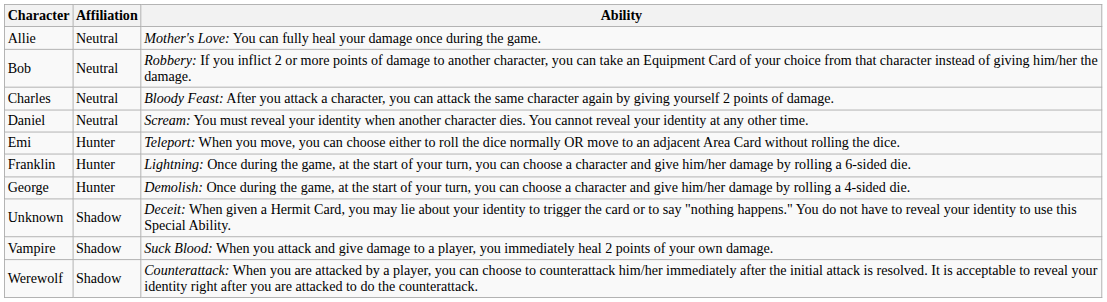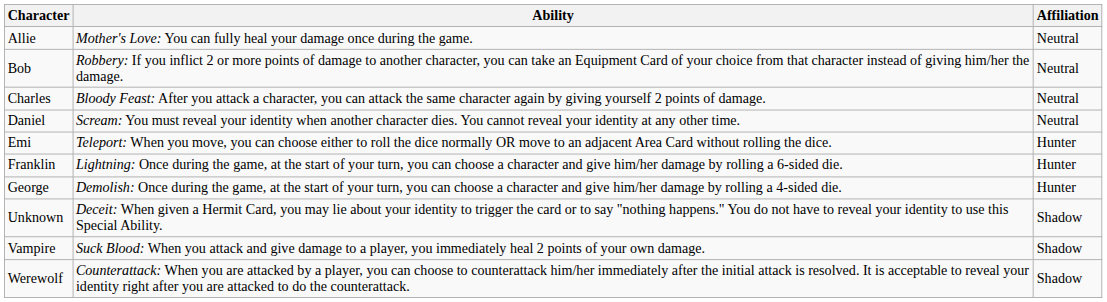columns swapped: (107, 15) <-> (621, 15)
